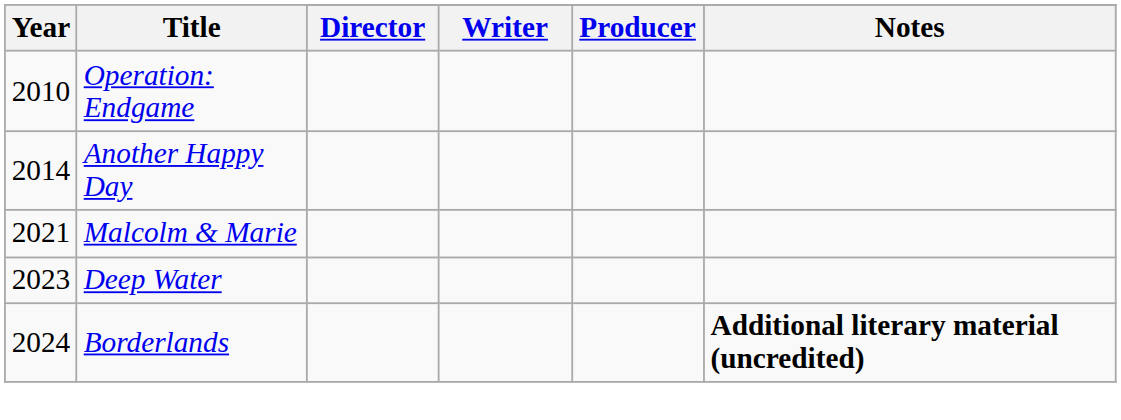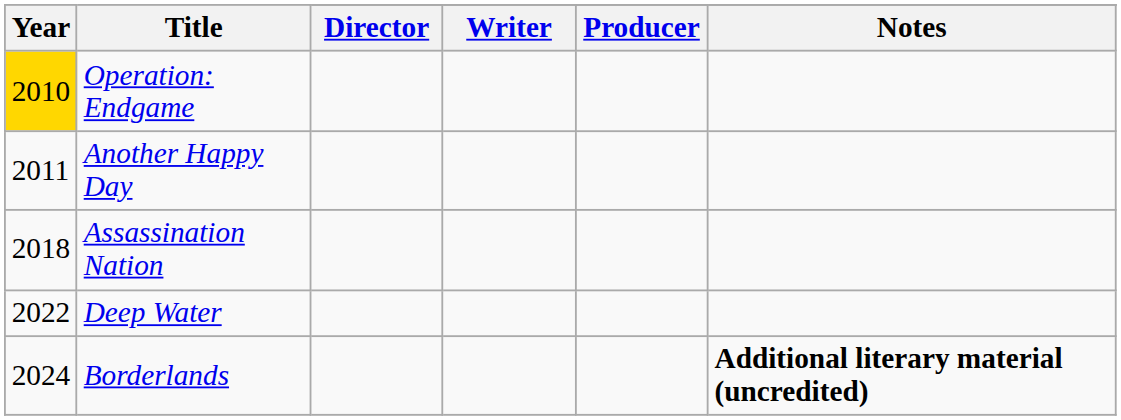(41, 90) no background -> (41, 90) gold background
(41, 170) 2014 -> (40, 170) 2011
+ row: (164, 249)
- row: (190, 232)
(41, 279) 2023 -> (41, 312) 2022
